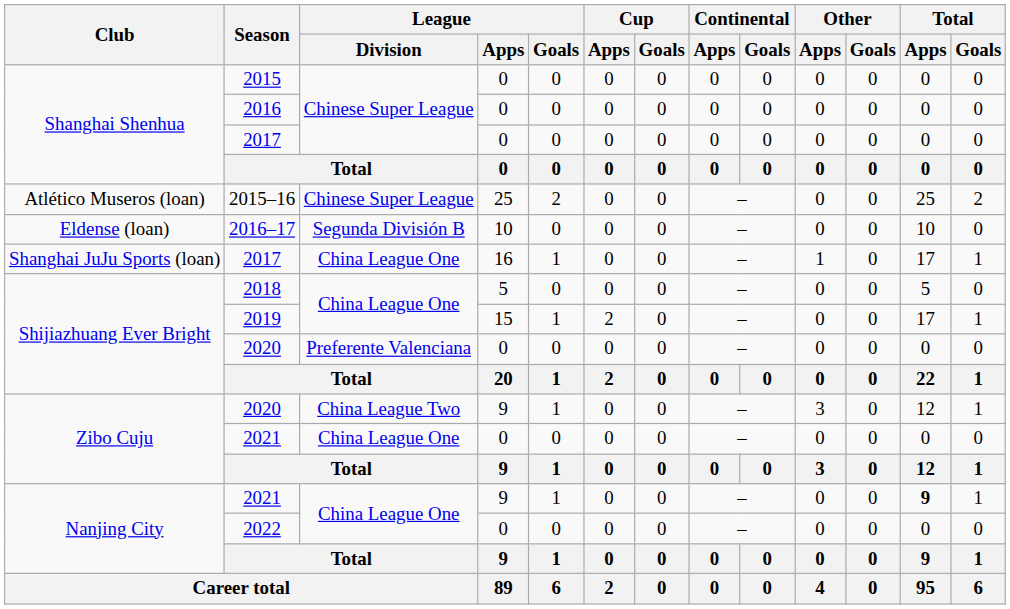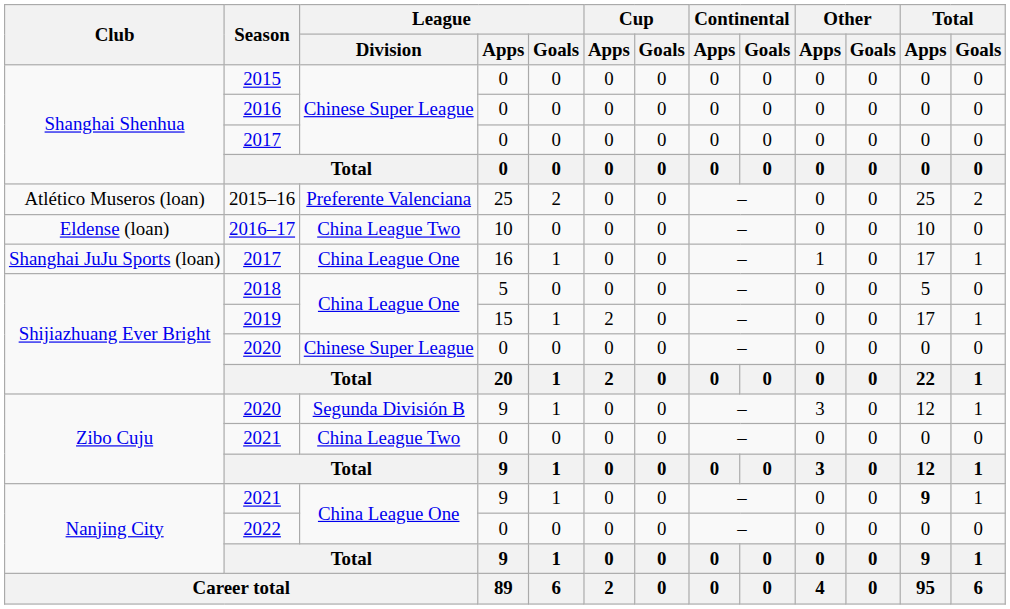(389, 199) Chinese Super League -> (389, 199) Preferente Valenciana
(389, 229) Segunda División B -> (389, 229) China League Two
(389, 348) Preferente Valenciana -> (389, 348) Chinese Super League
(389, 408) China League Two -> (389, 408) Segunda División B
(389, 438) China League One -> (389, 438) China League Two
